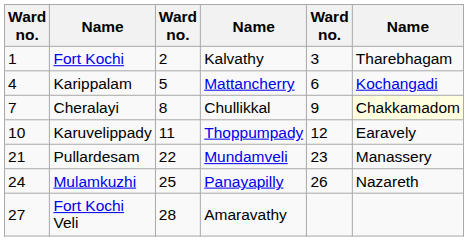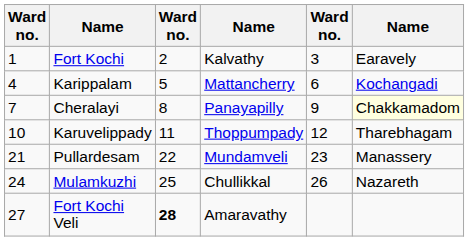(404, 59) Tharebhagam -> (386, 59) Earavely
(237, 108) Chullikkal -> (244, 108) Panayapilly
(386, 132) Earavely -> (404, 132) Tharebhagam
(244, 182) Panayapilly -> (237, 182) Chullikkal
(167, 215) normal -> (167, 215) bold
